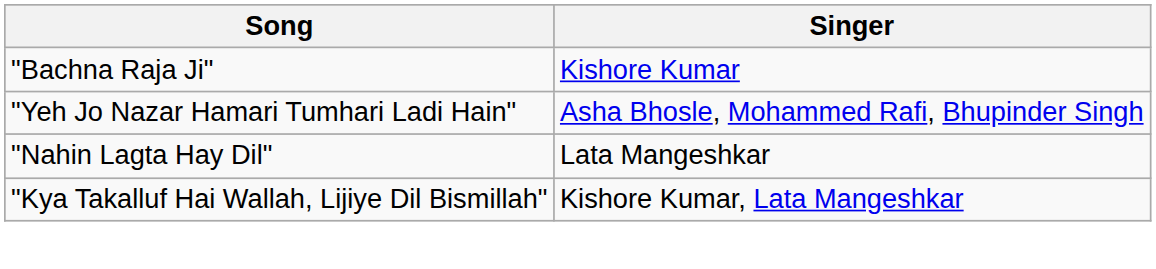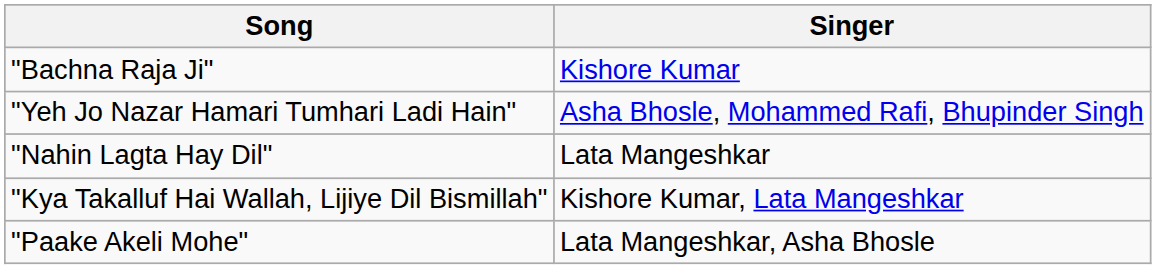+ row: (130, 241)
